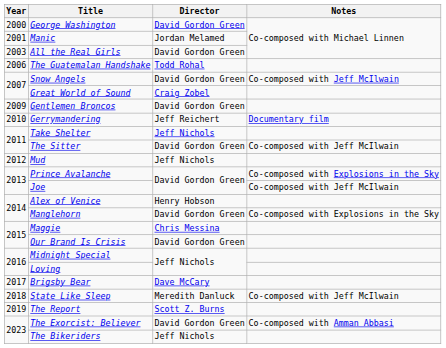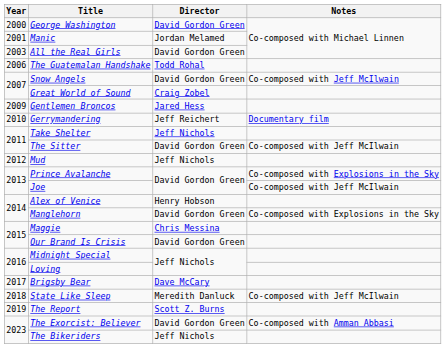(200, 106) David Gordon Green -> (180, 106) Jared Hess
